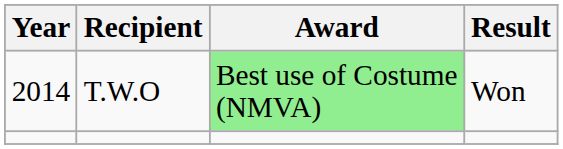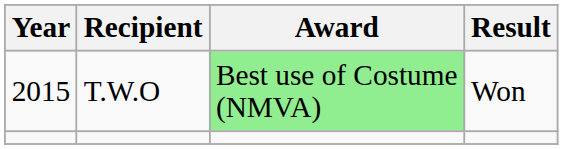(41, 90) 2014 -> (41, 90) 2015
